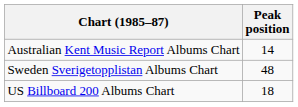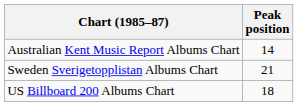(268, 70) 48 -> (268, 70) 21
